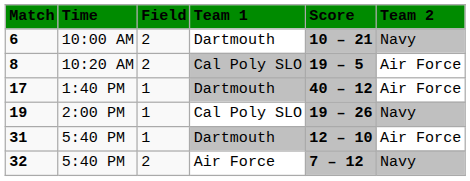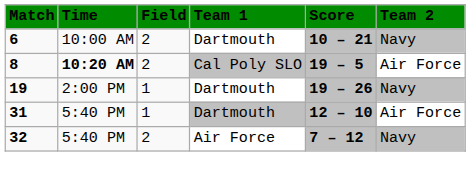(98, 65) normal -> (98, 65) bold
- row: (18, 90)
(248, 114) Cal Poly SLO -> (234, 90) Dartmouth
